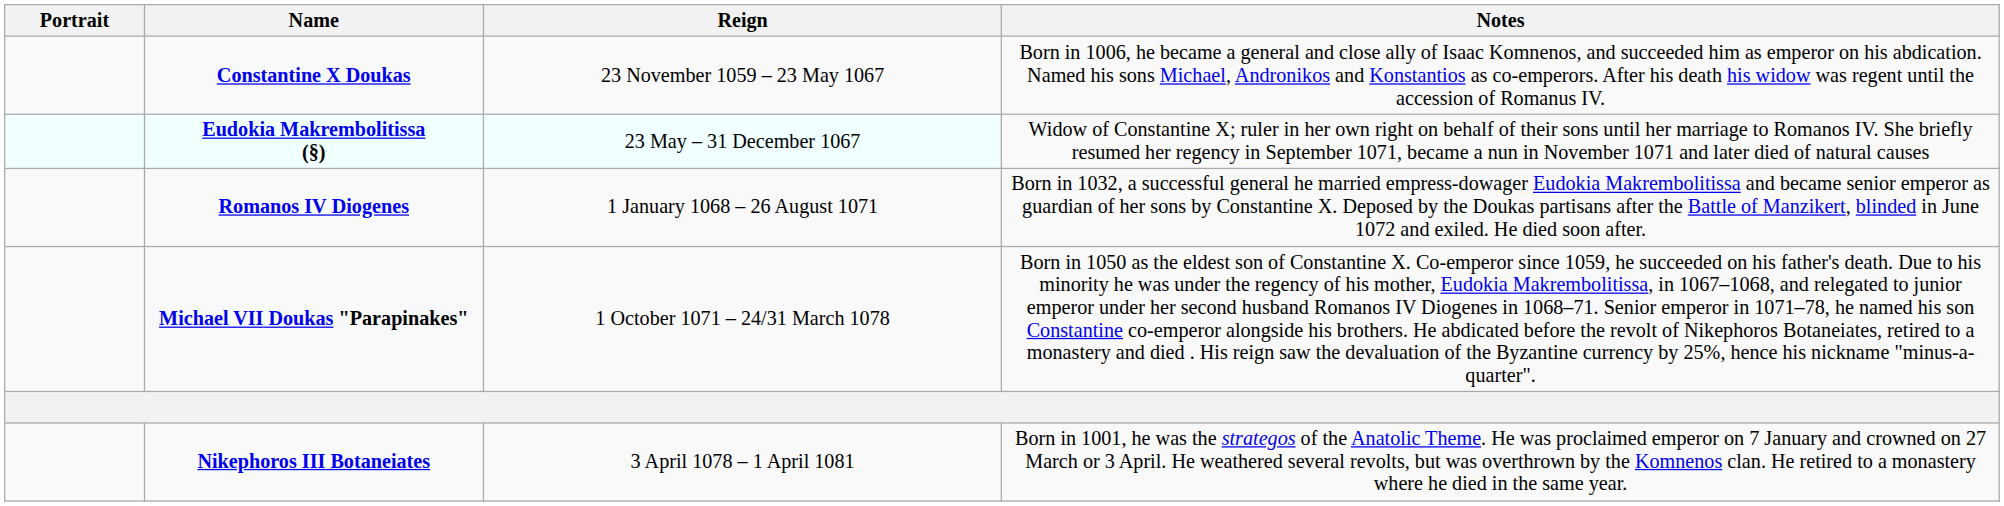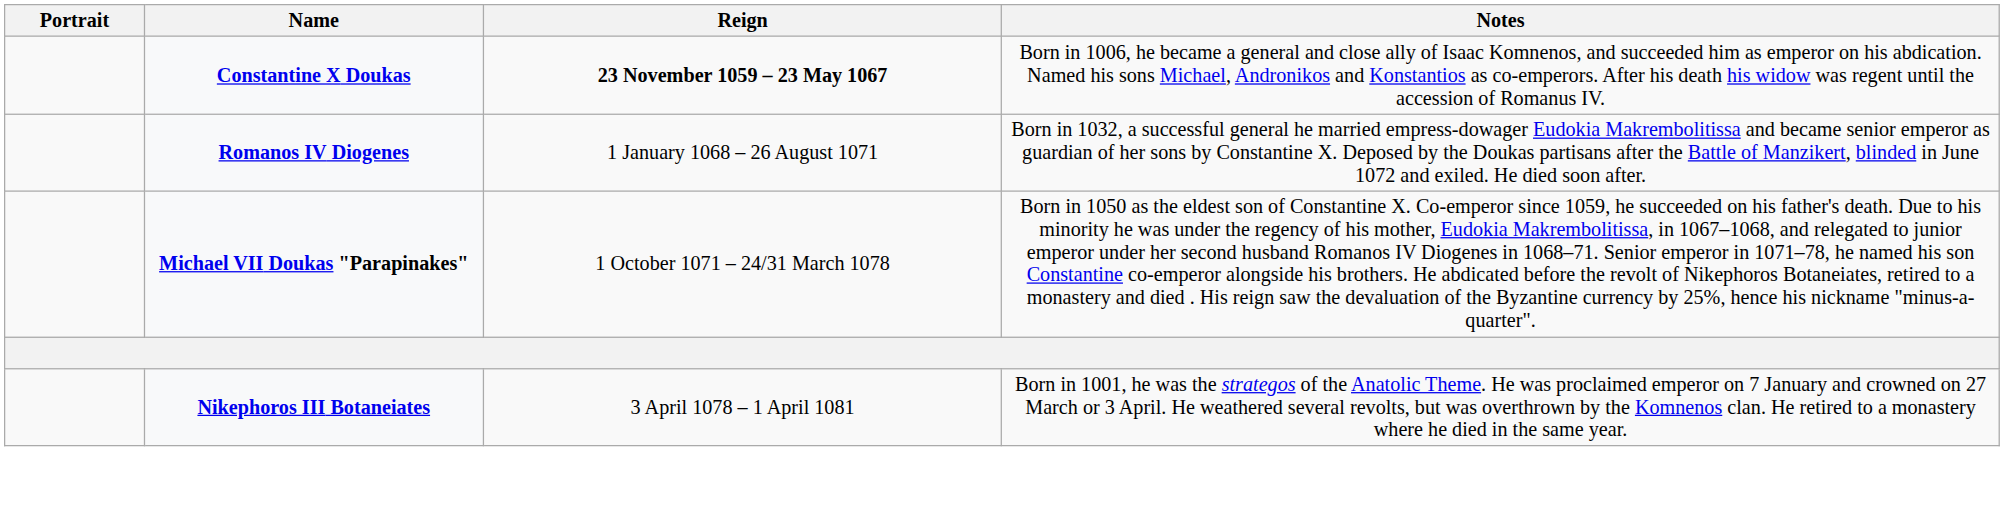(743, 75) normal -> (743, 75) bold
- row: (314, 141)
